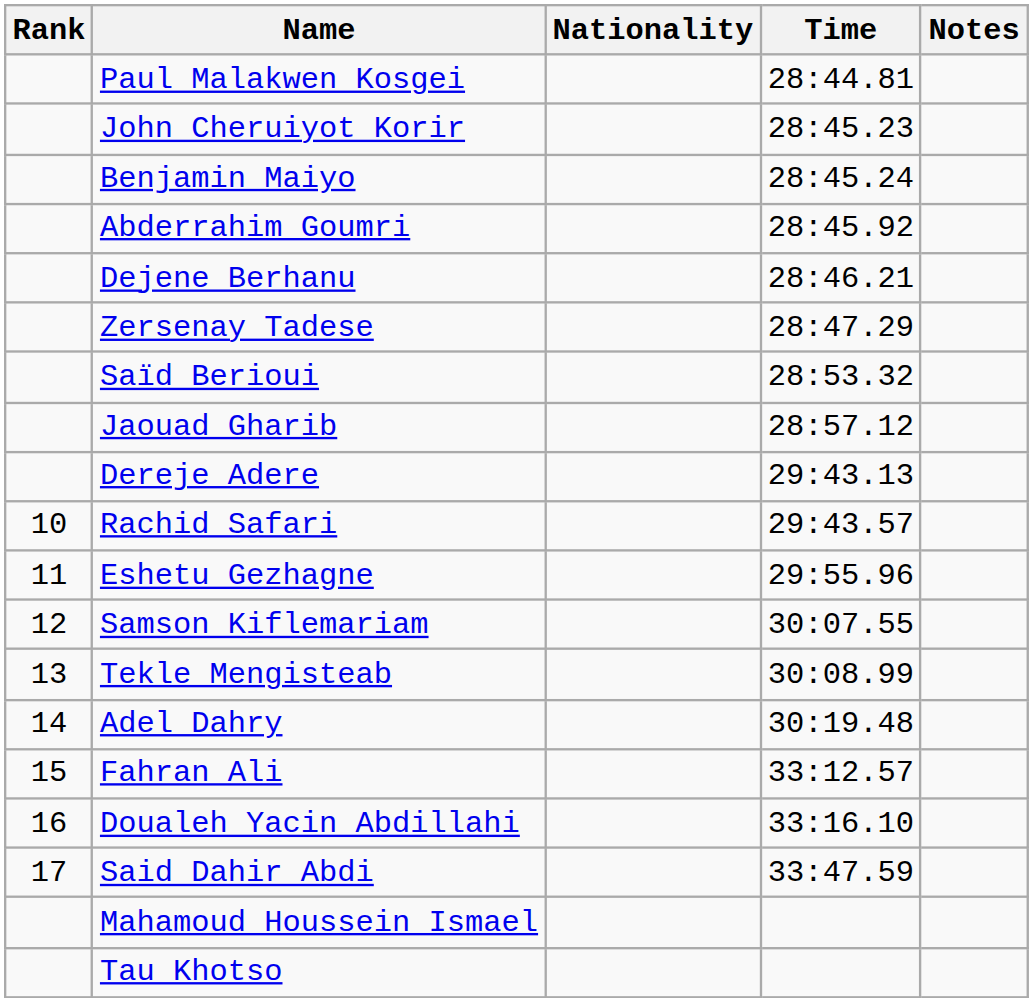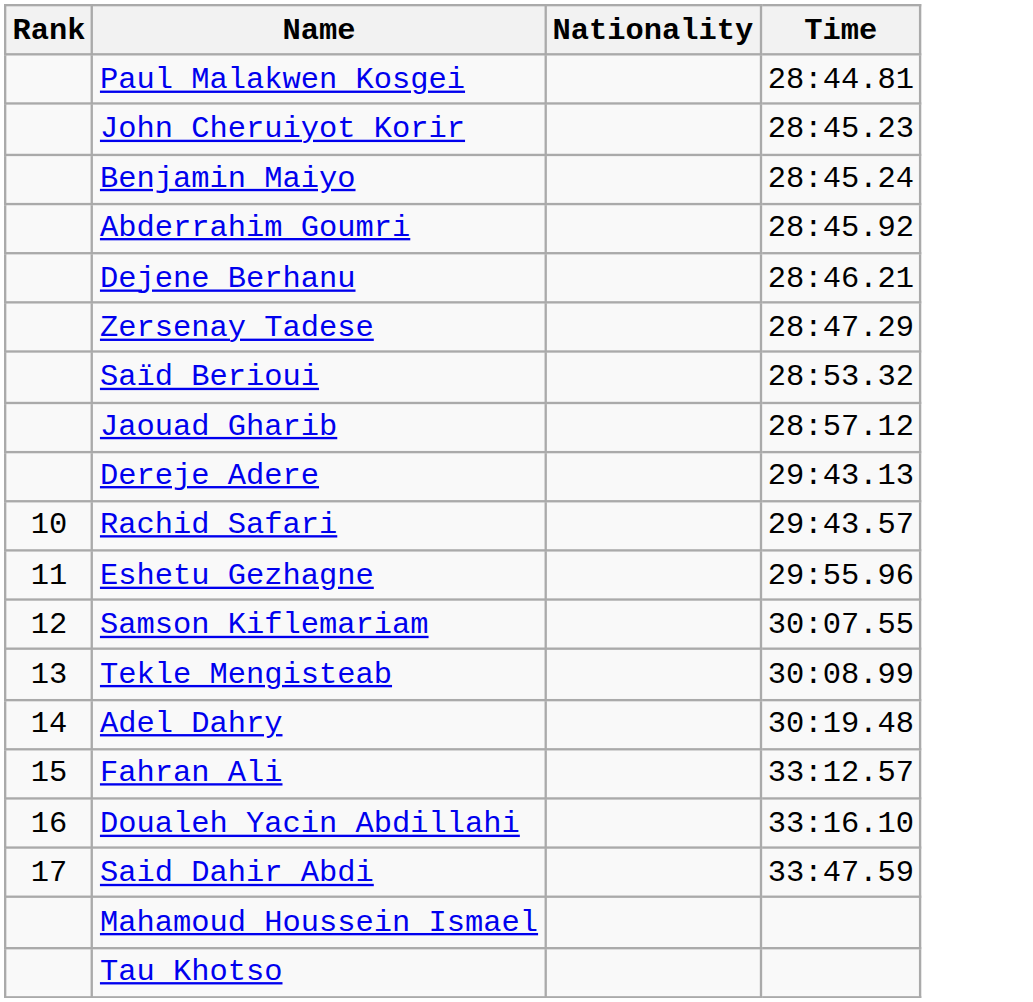- column: (974, 30)
